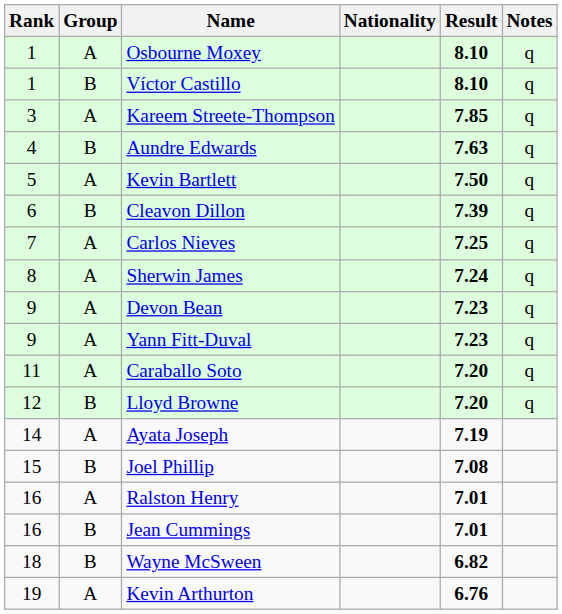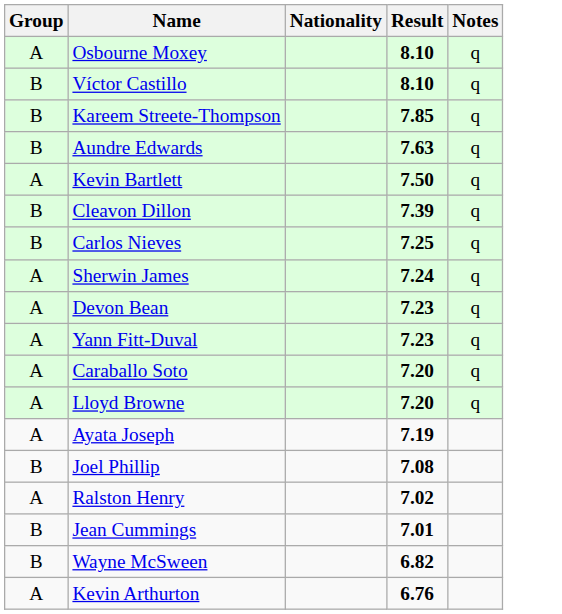- column: (32, 20)
(90, 116) A -> (36, 116) B
(90, 243) A -> (36, 243) B
(90, 402) B -> (36, 402) A
(471, 498) 7.01 -> (417, 498) 7.02
